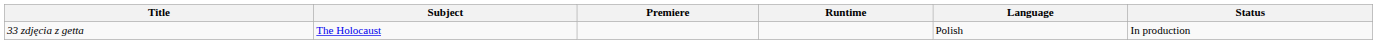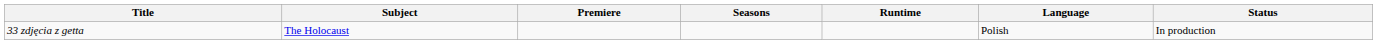+ column: (751, 13)
